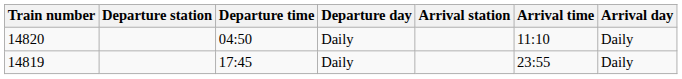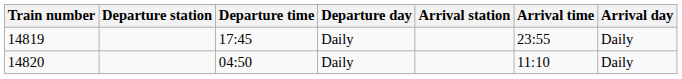rows swapped: (26, 62) <-> (26, 39)
